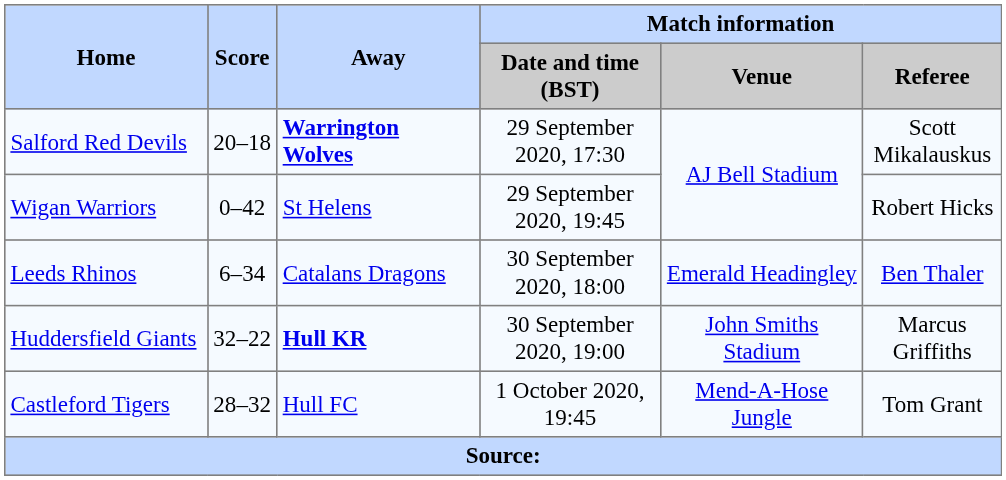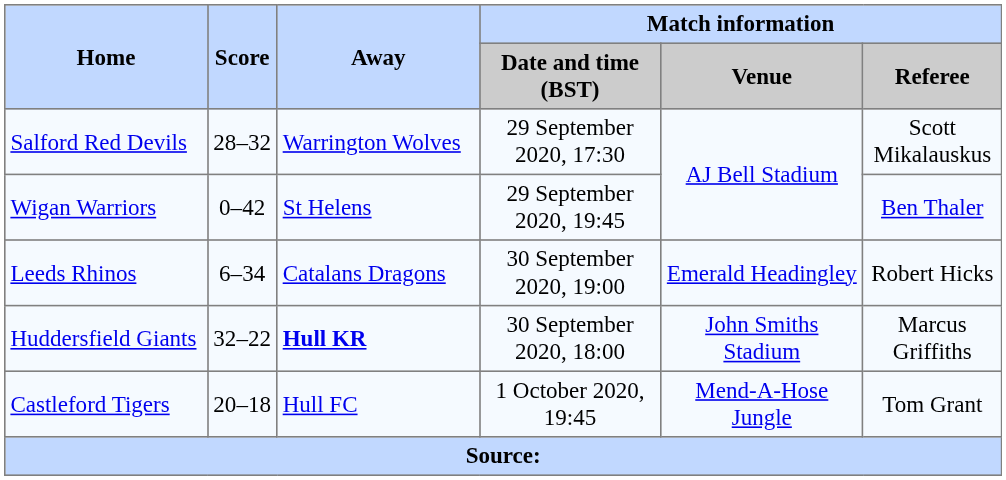(242, 141) 20–18 -> (242, 141) 28–32
(341, 141) bold -> (372, 141) normal
(932, 206) Robert Hicks -> (932, 206) Ben Thaler
(570, 272) 30 September 2020, 18:00 -> (570, 272) 30 September 2020, 19:00
(932, 272) Ben Thaler -> (932, 272) Robert Hicks
(570, 338) 30 September 2020, 19:00 -> (570, 338) 30 September 2020, 18:00
(242, 403) 28–32 -> (242, 403) 20–18
